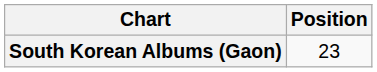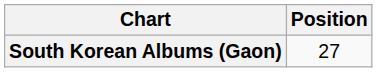(329, 50) 23 -> (329, 50) 27
